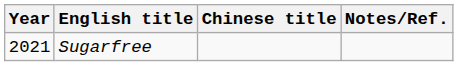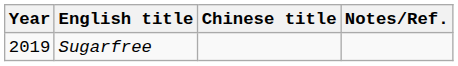(30, 47) 2021 -> (30, 47) 2019
